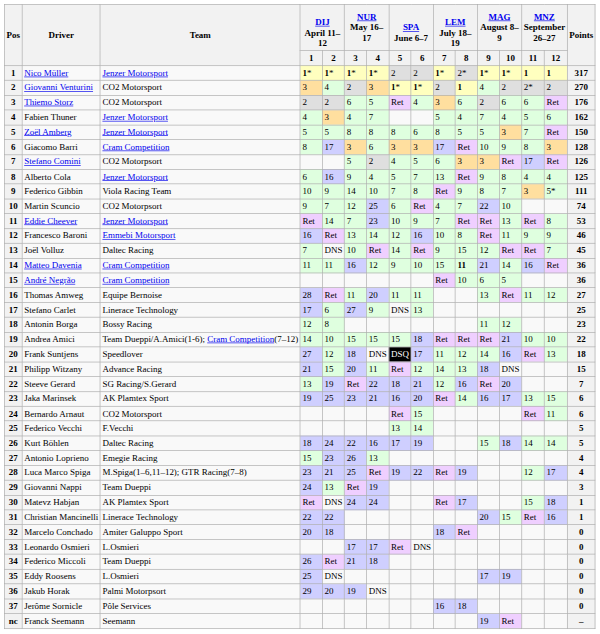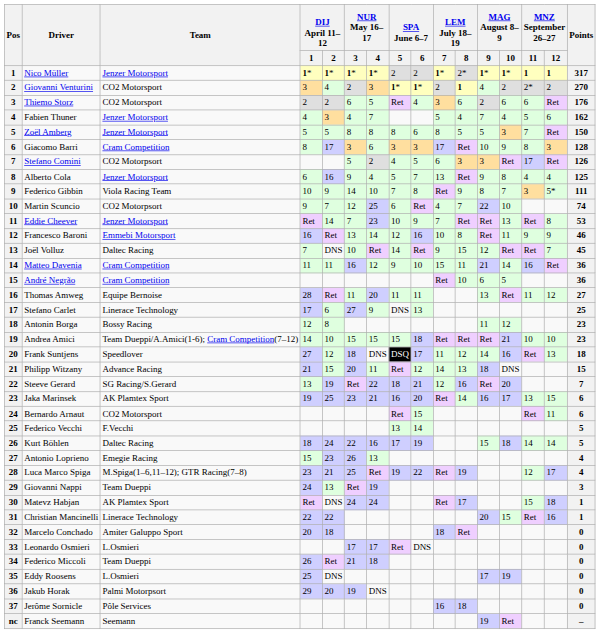(462, 265) bold -> (462, 265) normal
(581, 339) 22 -> (581, 339) 23
